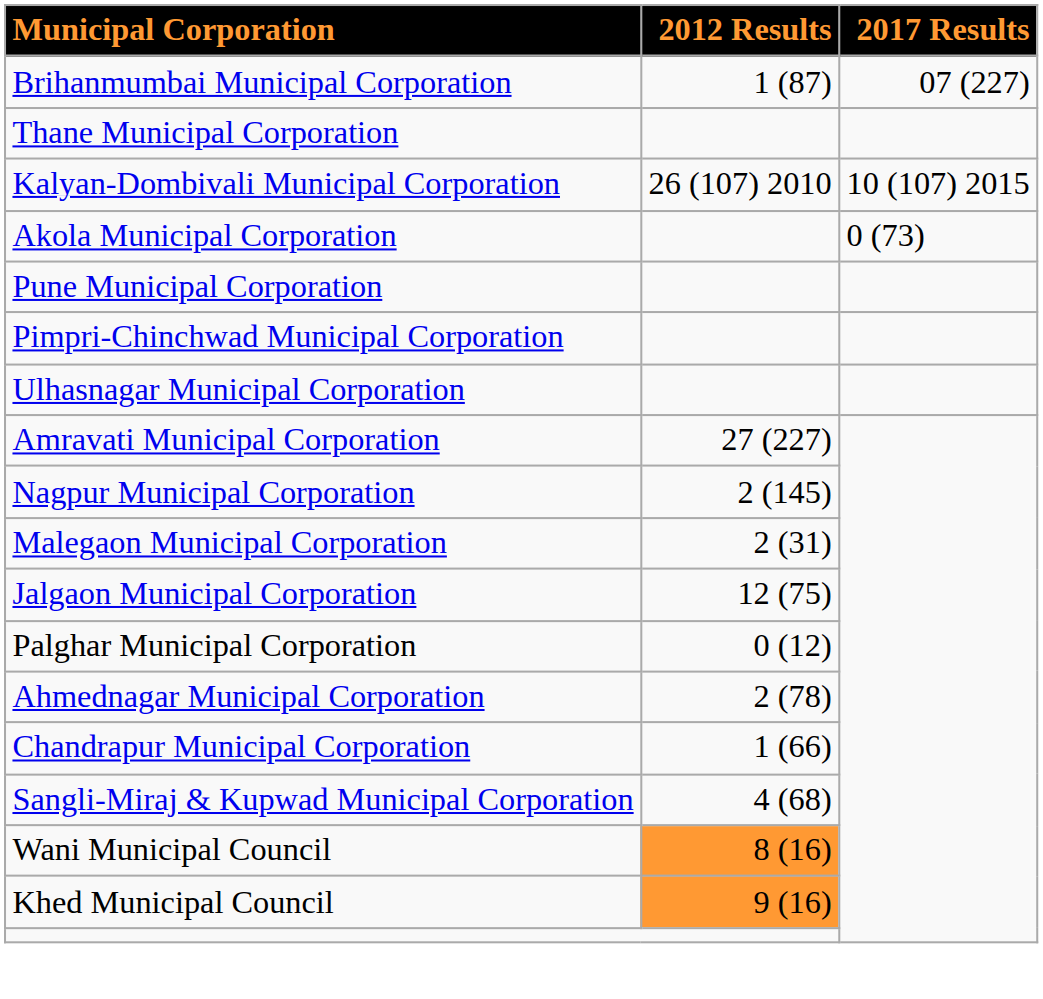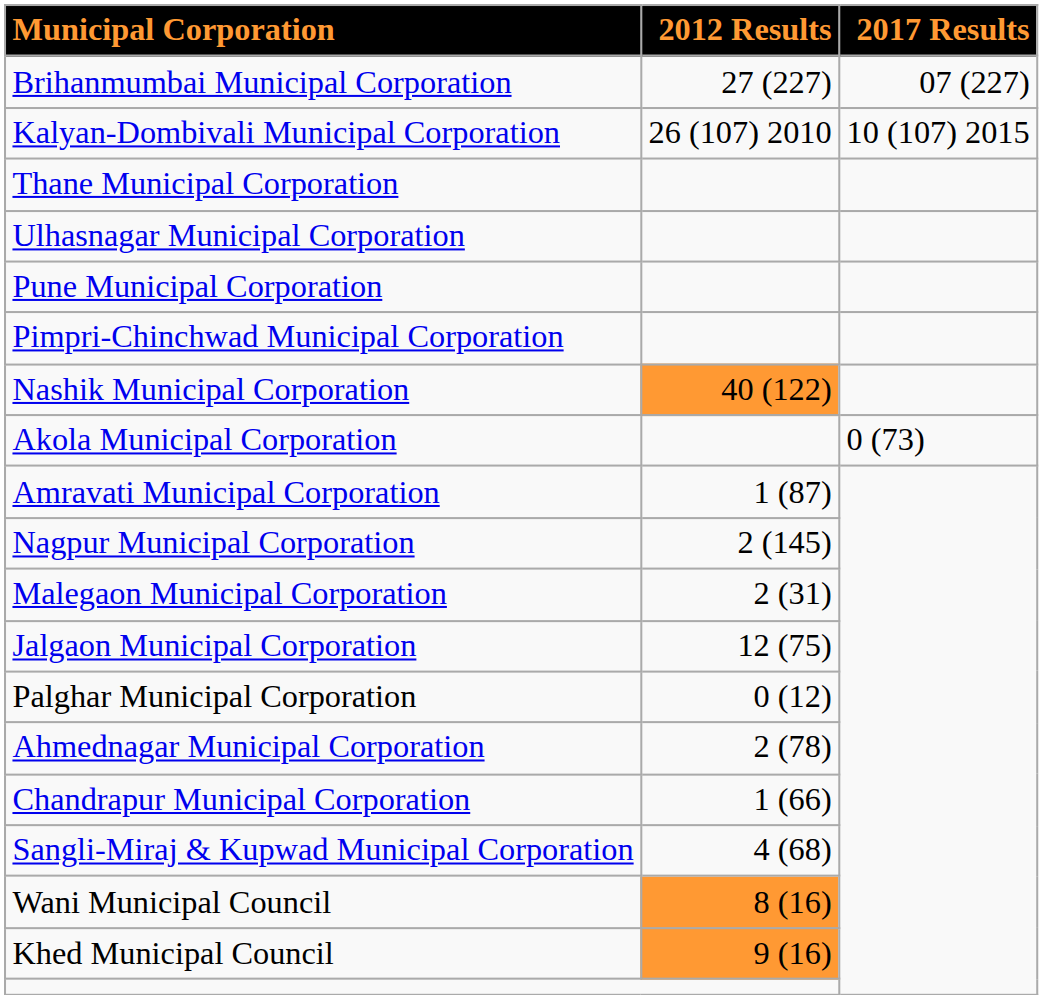(793, 81) 1 (87) -> (776, 81) 27 (227)
rows swapped: (205, 132) <-> (286, 183)
rows swapped: (239, 388) <-> (205, 235)
+ row: (211, 388)
(776, 440) 27 (227) -> (793, 491) 1 (87)
